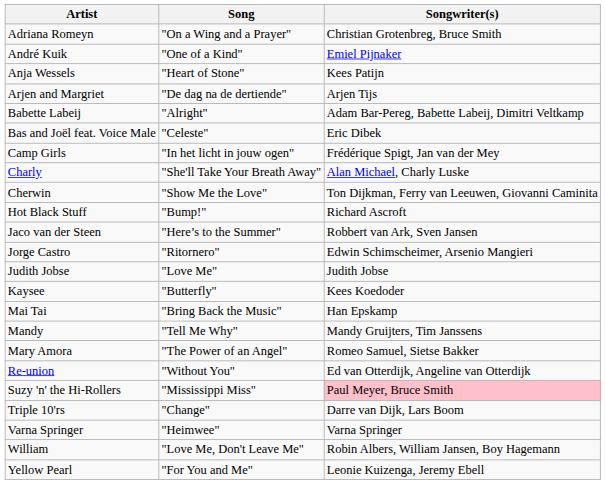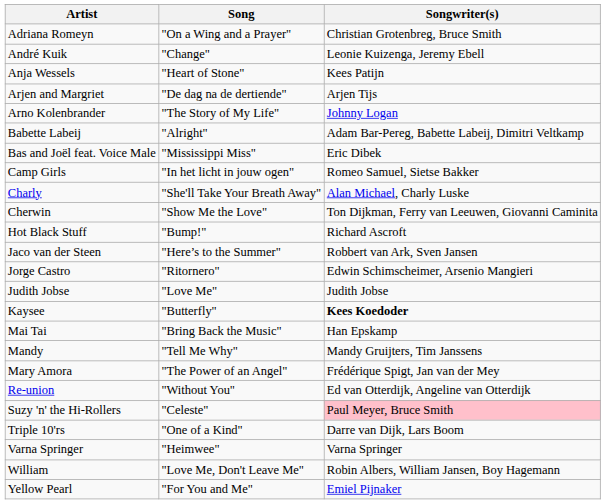(202, 53) "One of a Kind" -> (186, 53) "Change"
(364, 53) Emiel Pijnaker -> (405, 53) Leonie Kuizenga, Jeremy Ebell
+ row: (57, 113)
(185, 133) "Celeste" -> (209, 152) "Mississippi Miss"
(413, 152) Frédérique Spigt, Jan van der Mey -> (403, 172) Romeo Samuel, Sietse Bakker
(365, 291) normal -> (368, 311) bold
(403, 350) Romeo Samuel, Sietse Bakker -> (413, 370) Frédérique Spigt, Jan van der Mey
(209, 390) "Mississippi Miss" -> (185, 410) "Celeste"
(186, 410) "Change" -> (202, 430) "One of a Kind"
(405, 469) Leonie Kuizenga, Jeremy Ebell -> (364, 489) Emiel Pijnaker
